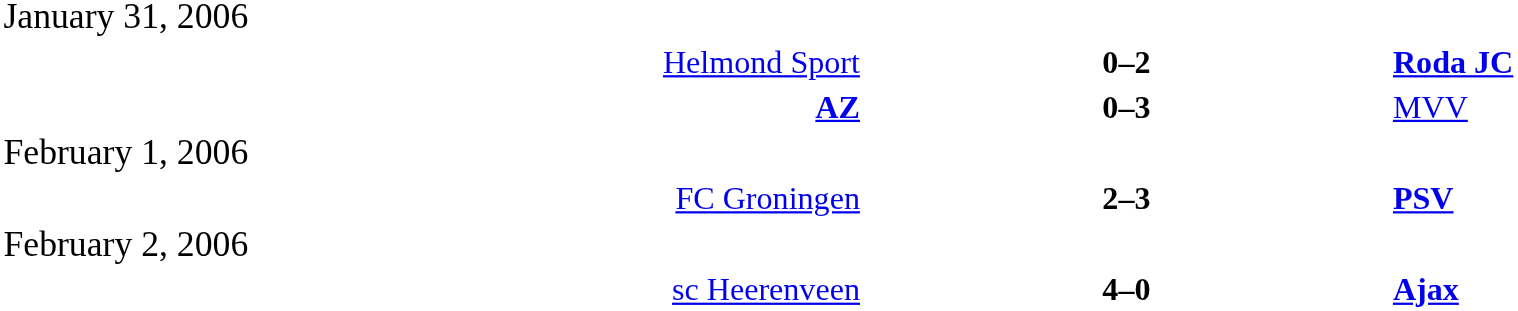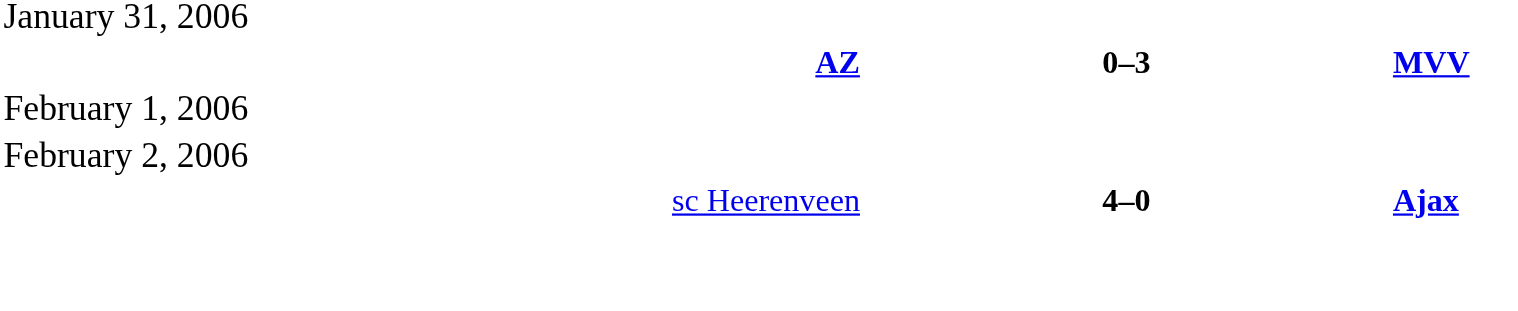- row: (761, 62)
(1430, 106) normal -> (1431, 62) bold
- row: (768, 198)
